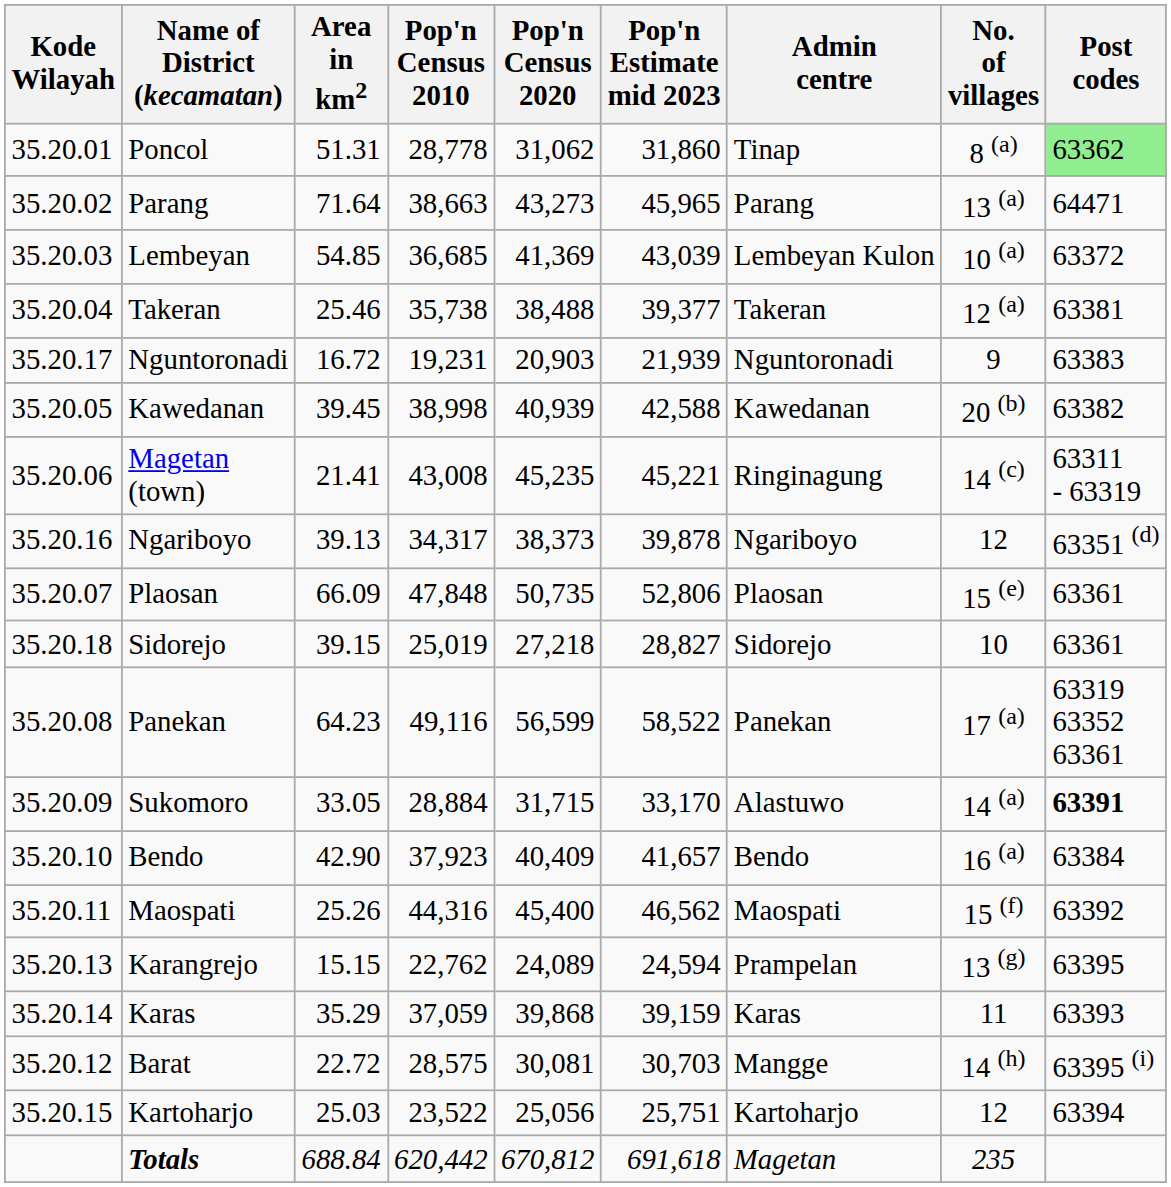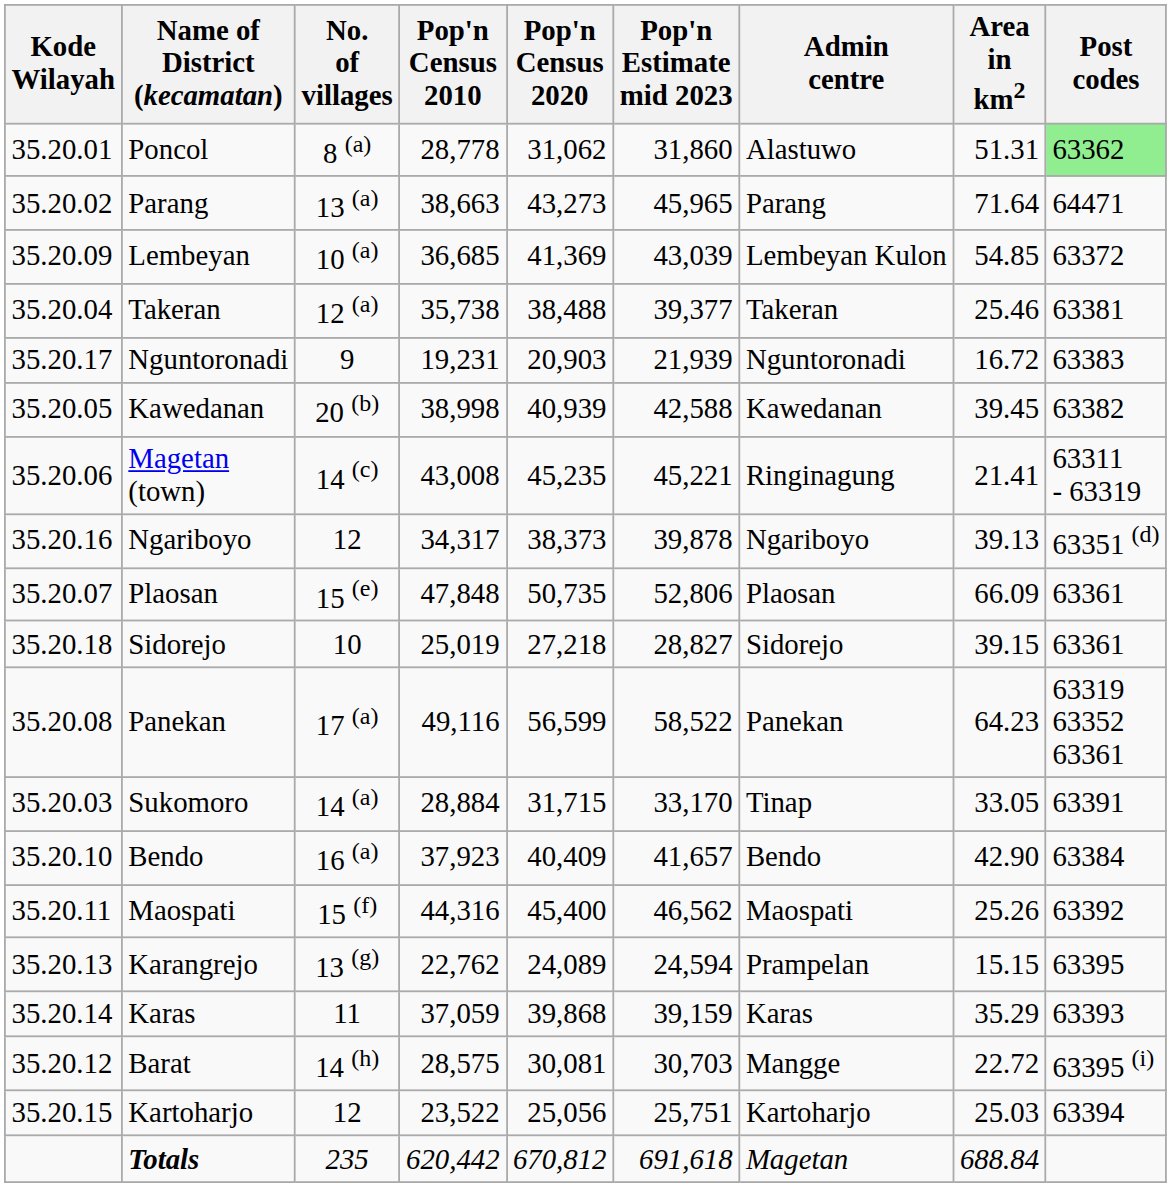columns swapped: (341, 63) <-> (994, 63)
(767, 149) Tinap -> (801, 149) Alastuwo
(62, 256) 35.20.03 -> (62, 256) 35.20.09
(62, 803) 35.20.09 -> (62, 803) 35.20.03
(789, 803) Alastuwo -> (779, 803) Tinap
(1088, 803) bold -> (1088, 803) normal
